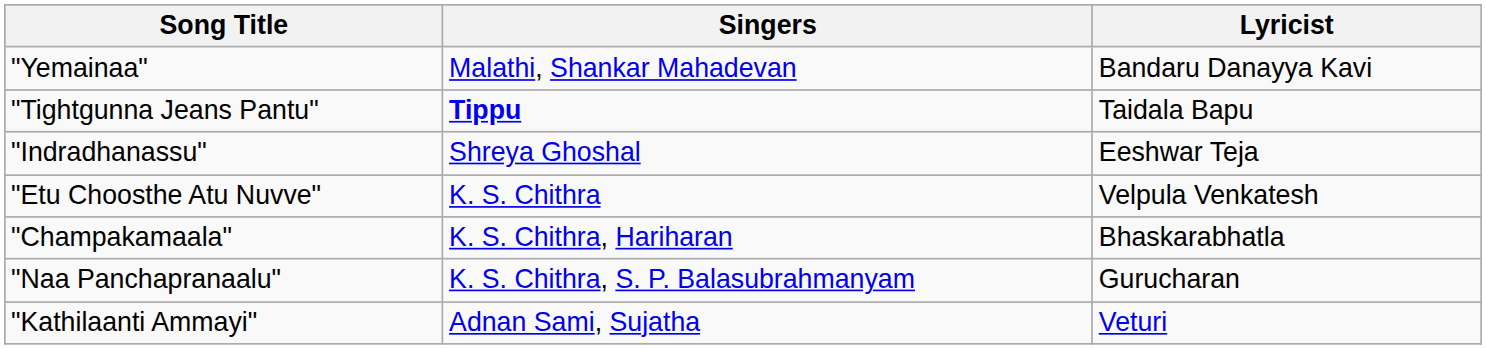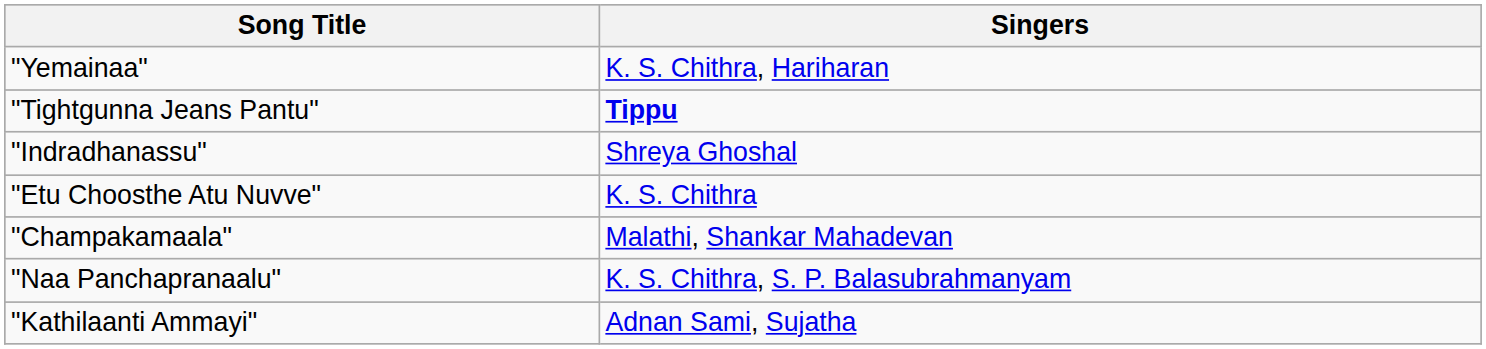- column: (1287, 25)
(623, 68) Malathi, Shankar Mahadevan -> (747, 68) K. S. Chithra, Hariharan
(591, 237) K. S. Chithra, Hariharan -> (779, 237) Malathi, Shankar Mahadevan
